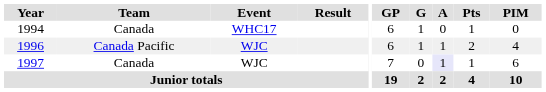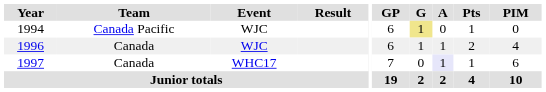(134, 29) Canada -> (134, 29) Canada Pacific
(254, 29) WHC17 -> (254, 29) WJC
(421, 29) no background -> (421, 29) khaki background
(134, 46) Canada Pacific -> (134, 46) Canada
(254, 62) WJC -> (254, 62) WHC17
